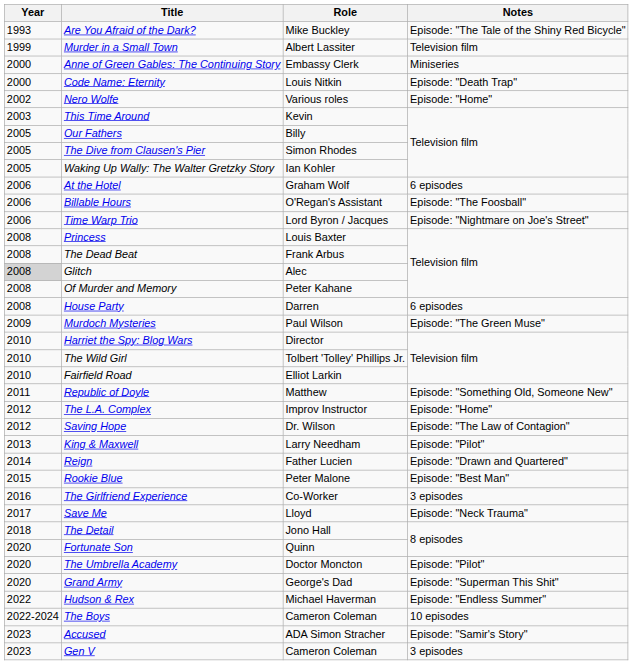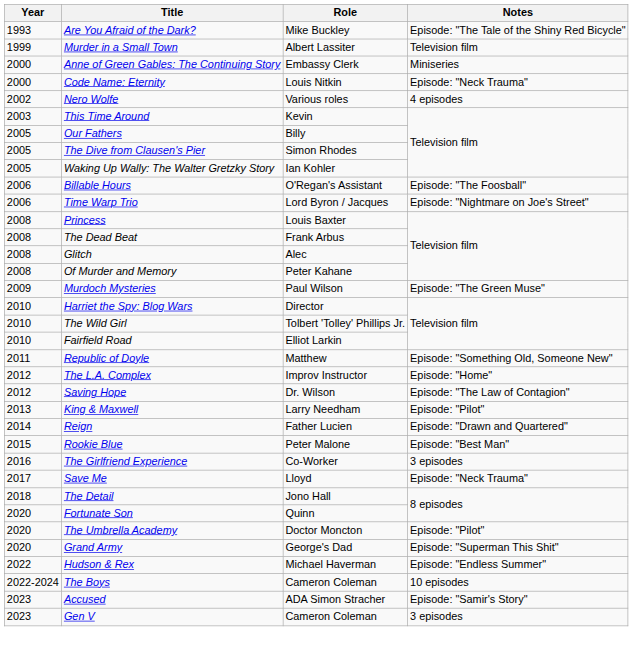(464, 82) Episode: "Death Trap" -> (469, 82) Episode: "Neck Trauma"
(451, 99) Episode: "Home" -> (436, 99) 4 episodes
- row: (92, 185)
(19, 271) lightgrey background -> (19, 254) no background
- row: (94, 306)
